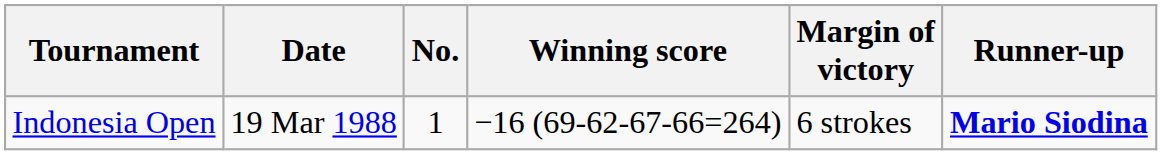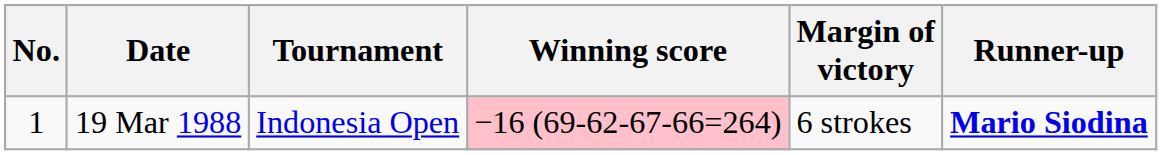columns swapped: (436, 50) <-> (114, 50)
(628, 122) no background -> (628, 122) pink background
